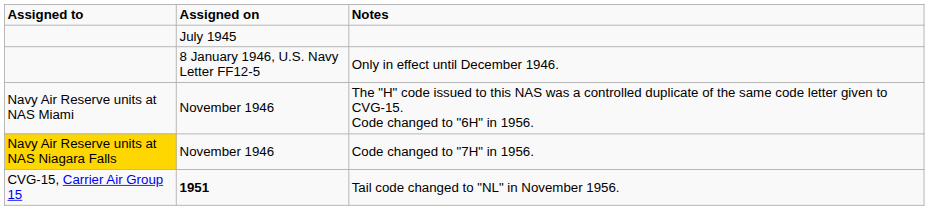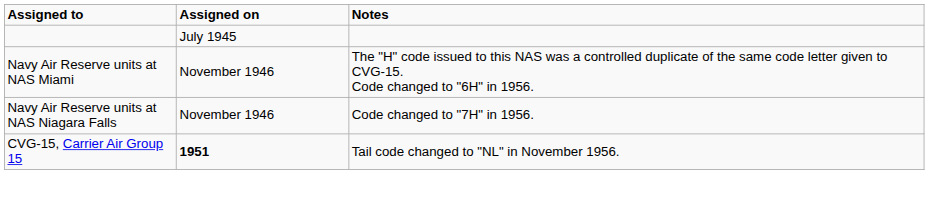- row: (455, 64)
(82, 151) gold background -> (82, 115) no background
